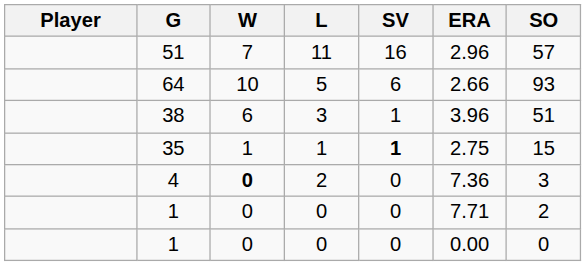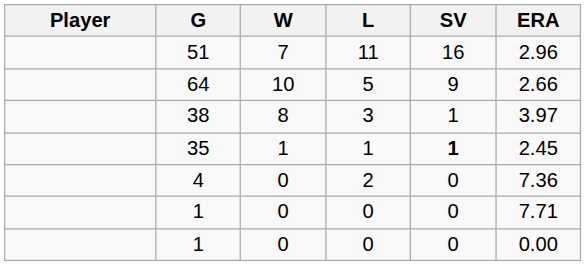- column: (544, 20)
(396, 84) 6 -> (453, 84) 9
(247, 116) 6 -> (283, 116) 8
(470, 116) 3.96 -> (538, 116) 3.97
(470, 148) 2.75 -> (538, 148) 2.45
(247, 180) bold -> (283, 180) normal
